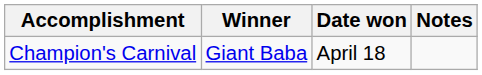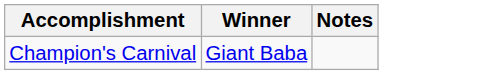- column: (362, 20)
